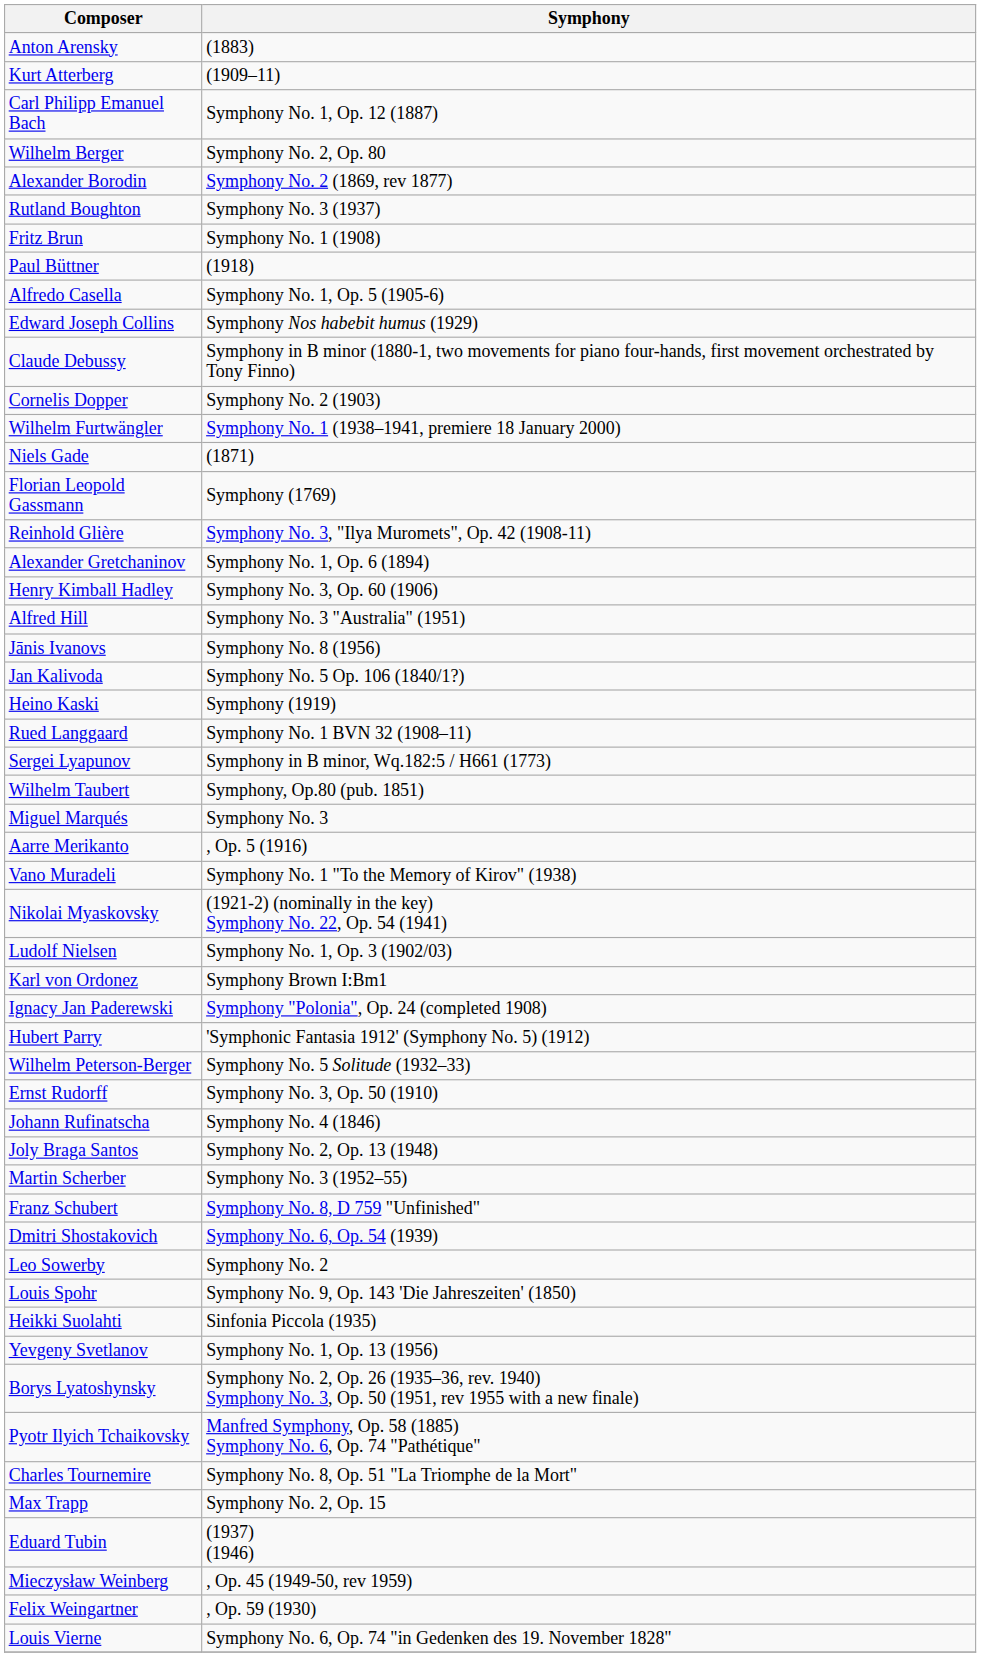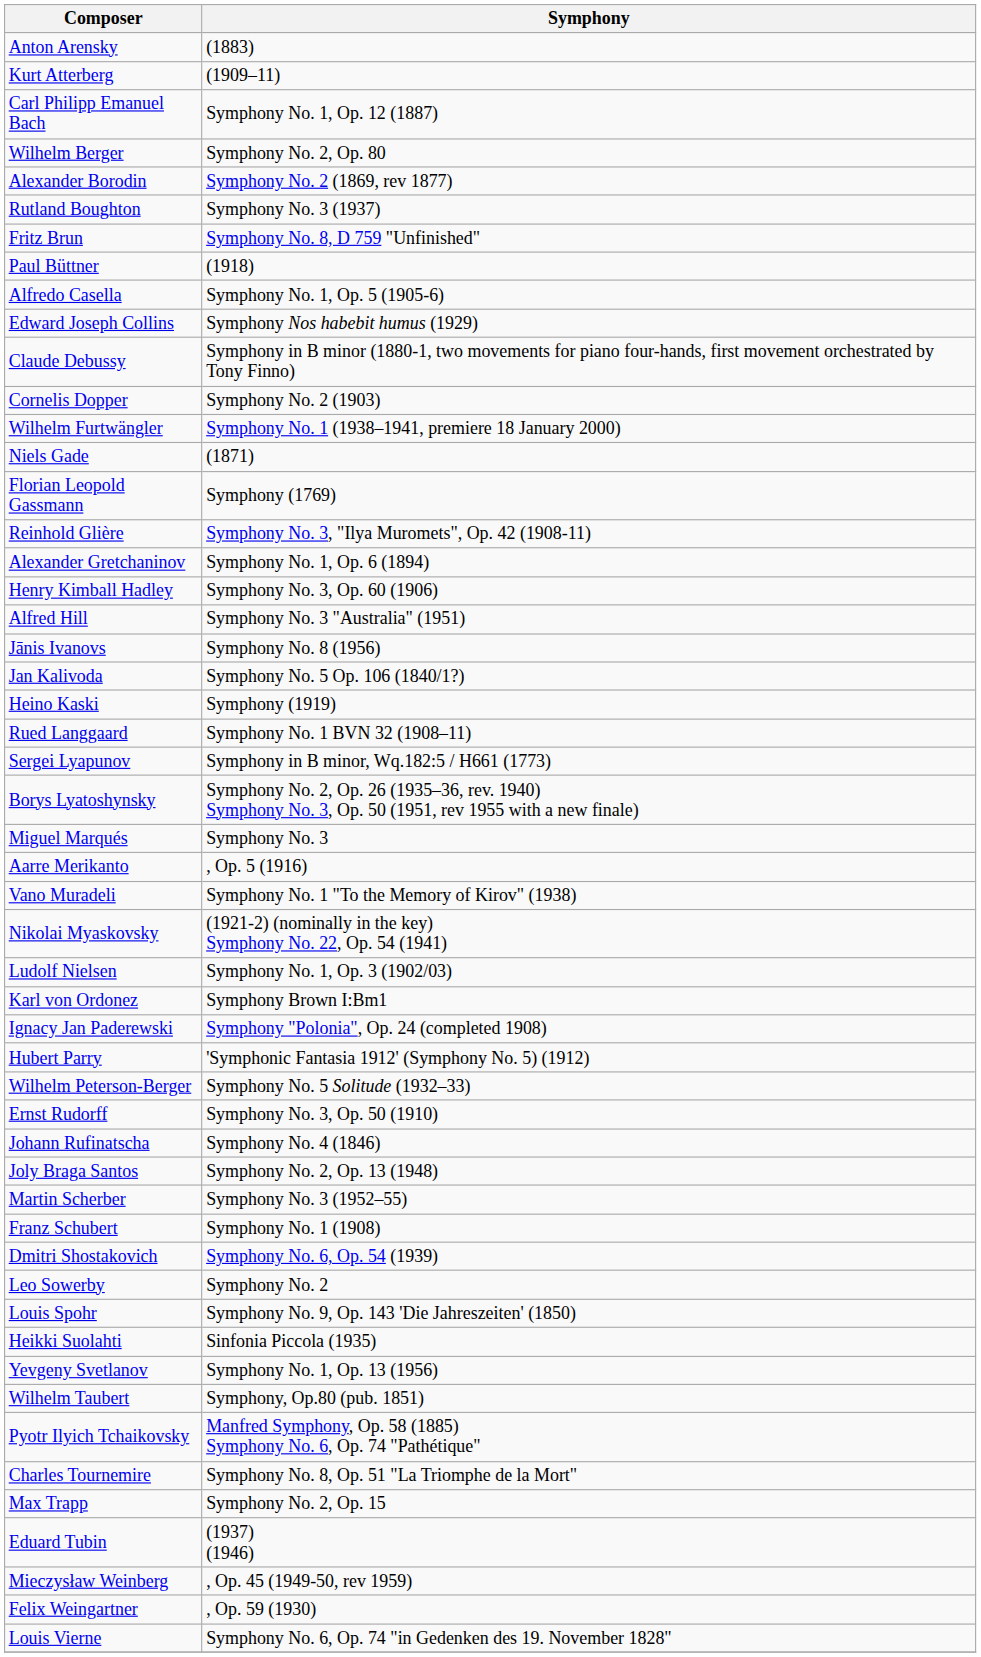(293, 237) Symphony No. 1 (1908) -> (343, 237) Symphony No. 8, D 759 "Unfinished"
rows swapped: (82, 1388) <-> (69, 789)
(343, 1207) Symphony No. 8, D 759 "Unfinished" -> (293, 1227) Symphony No. 1 (1908)
